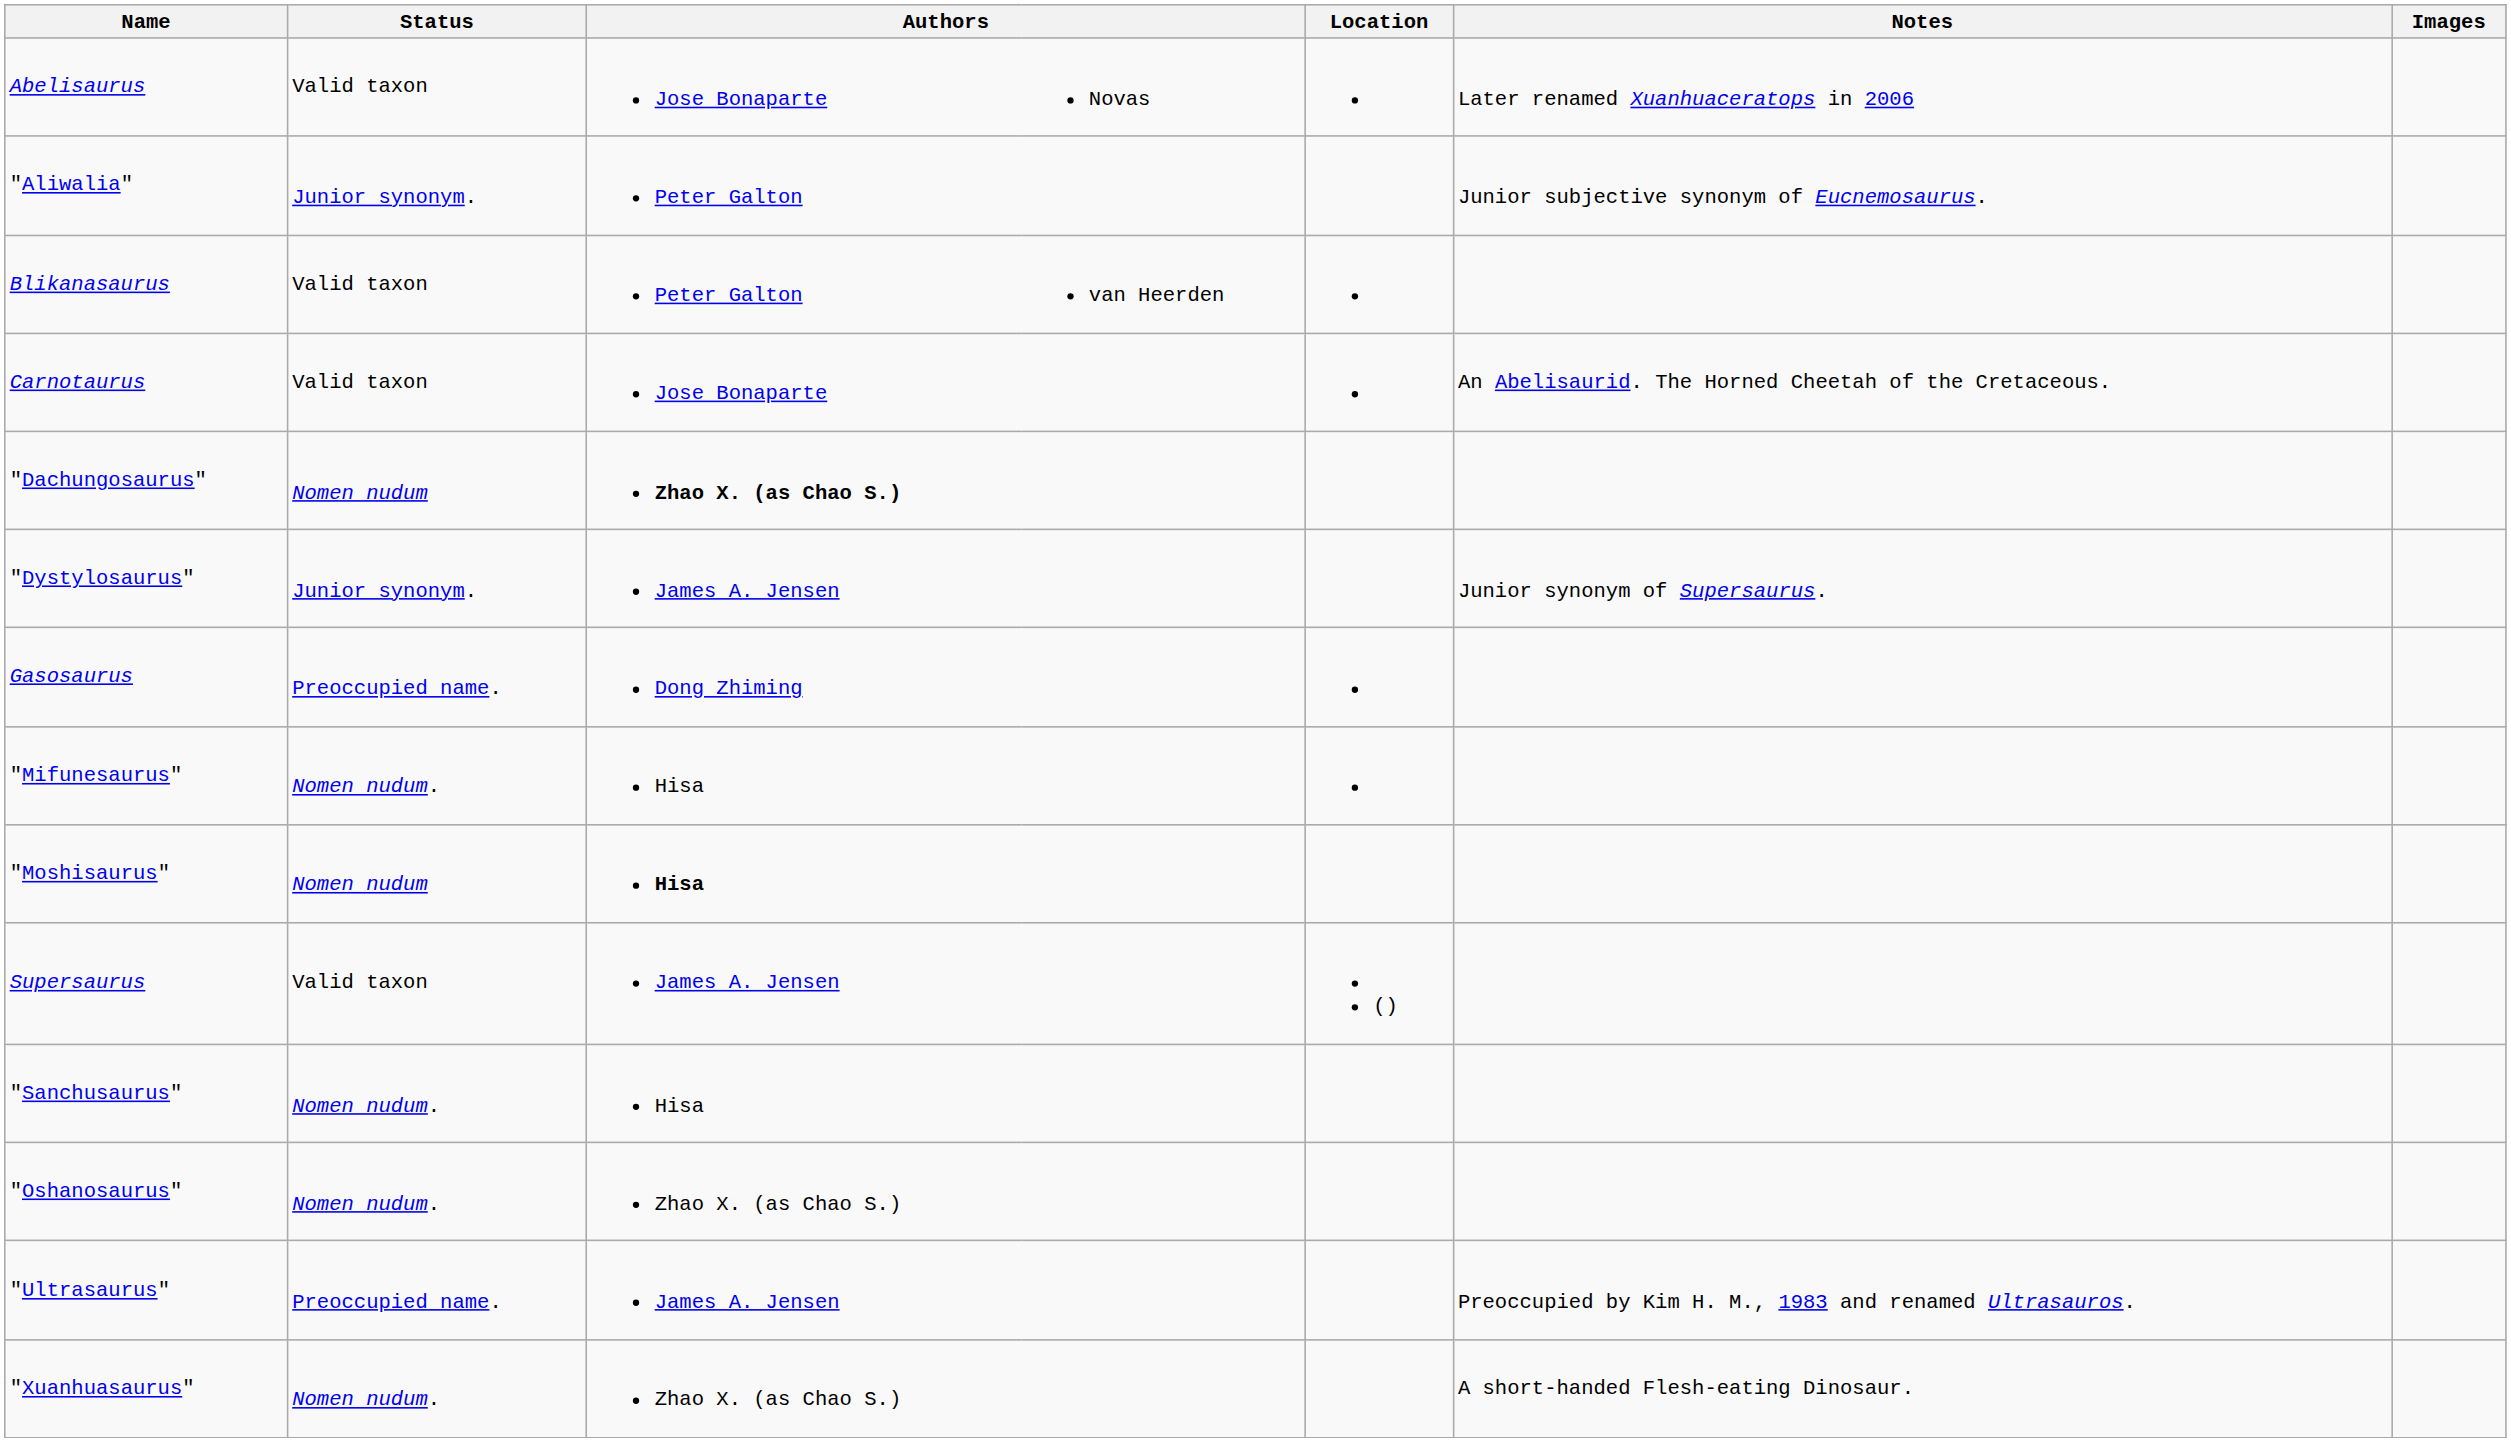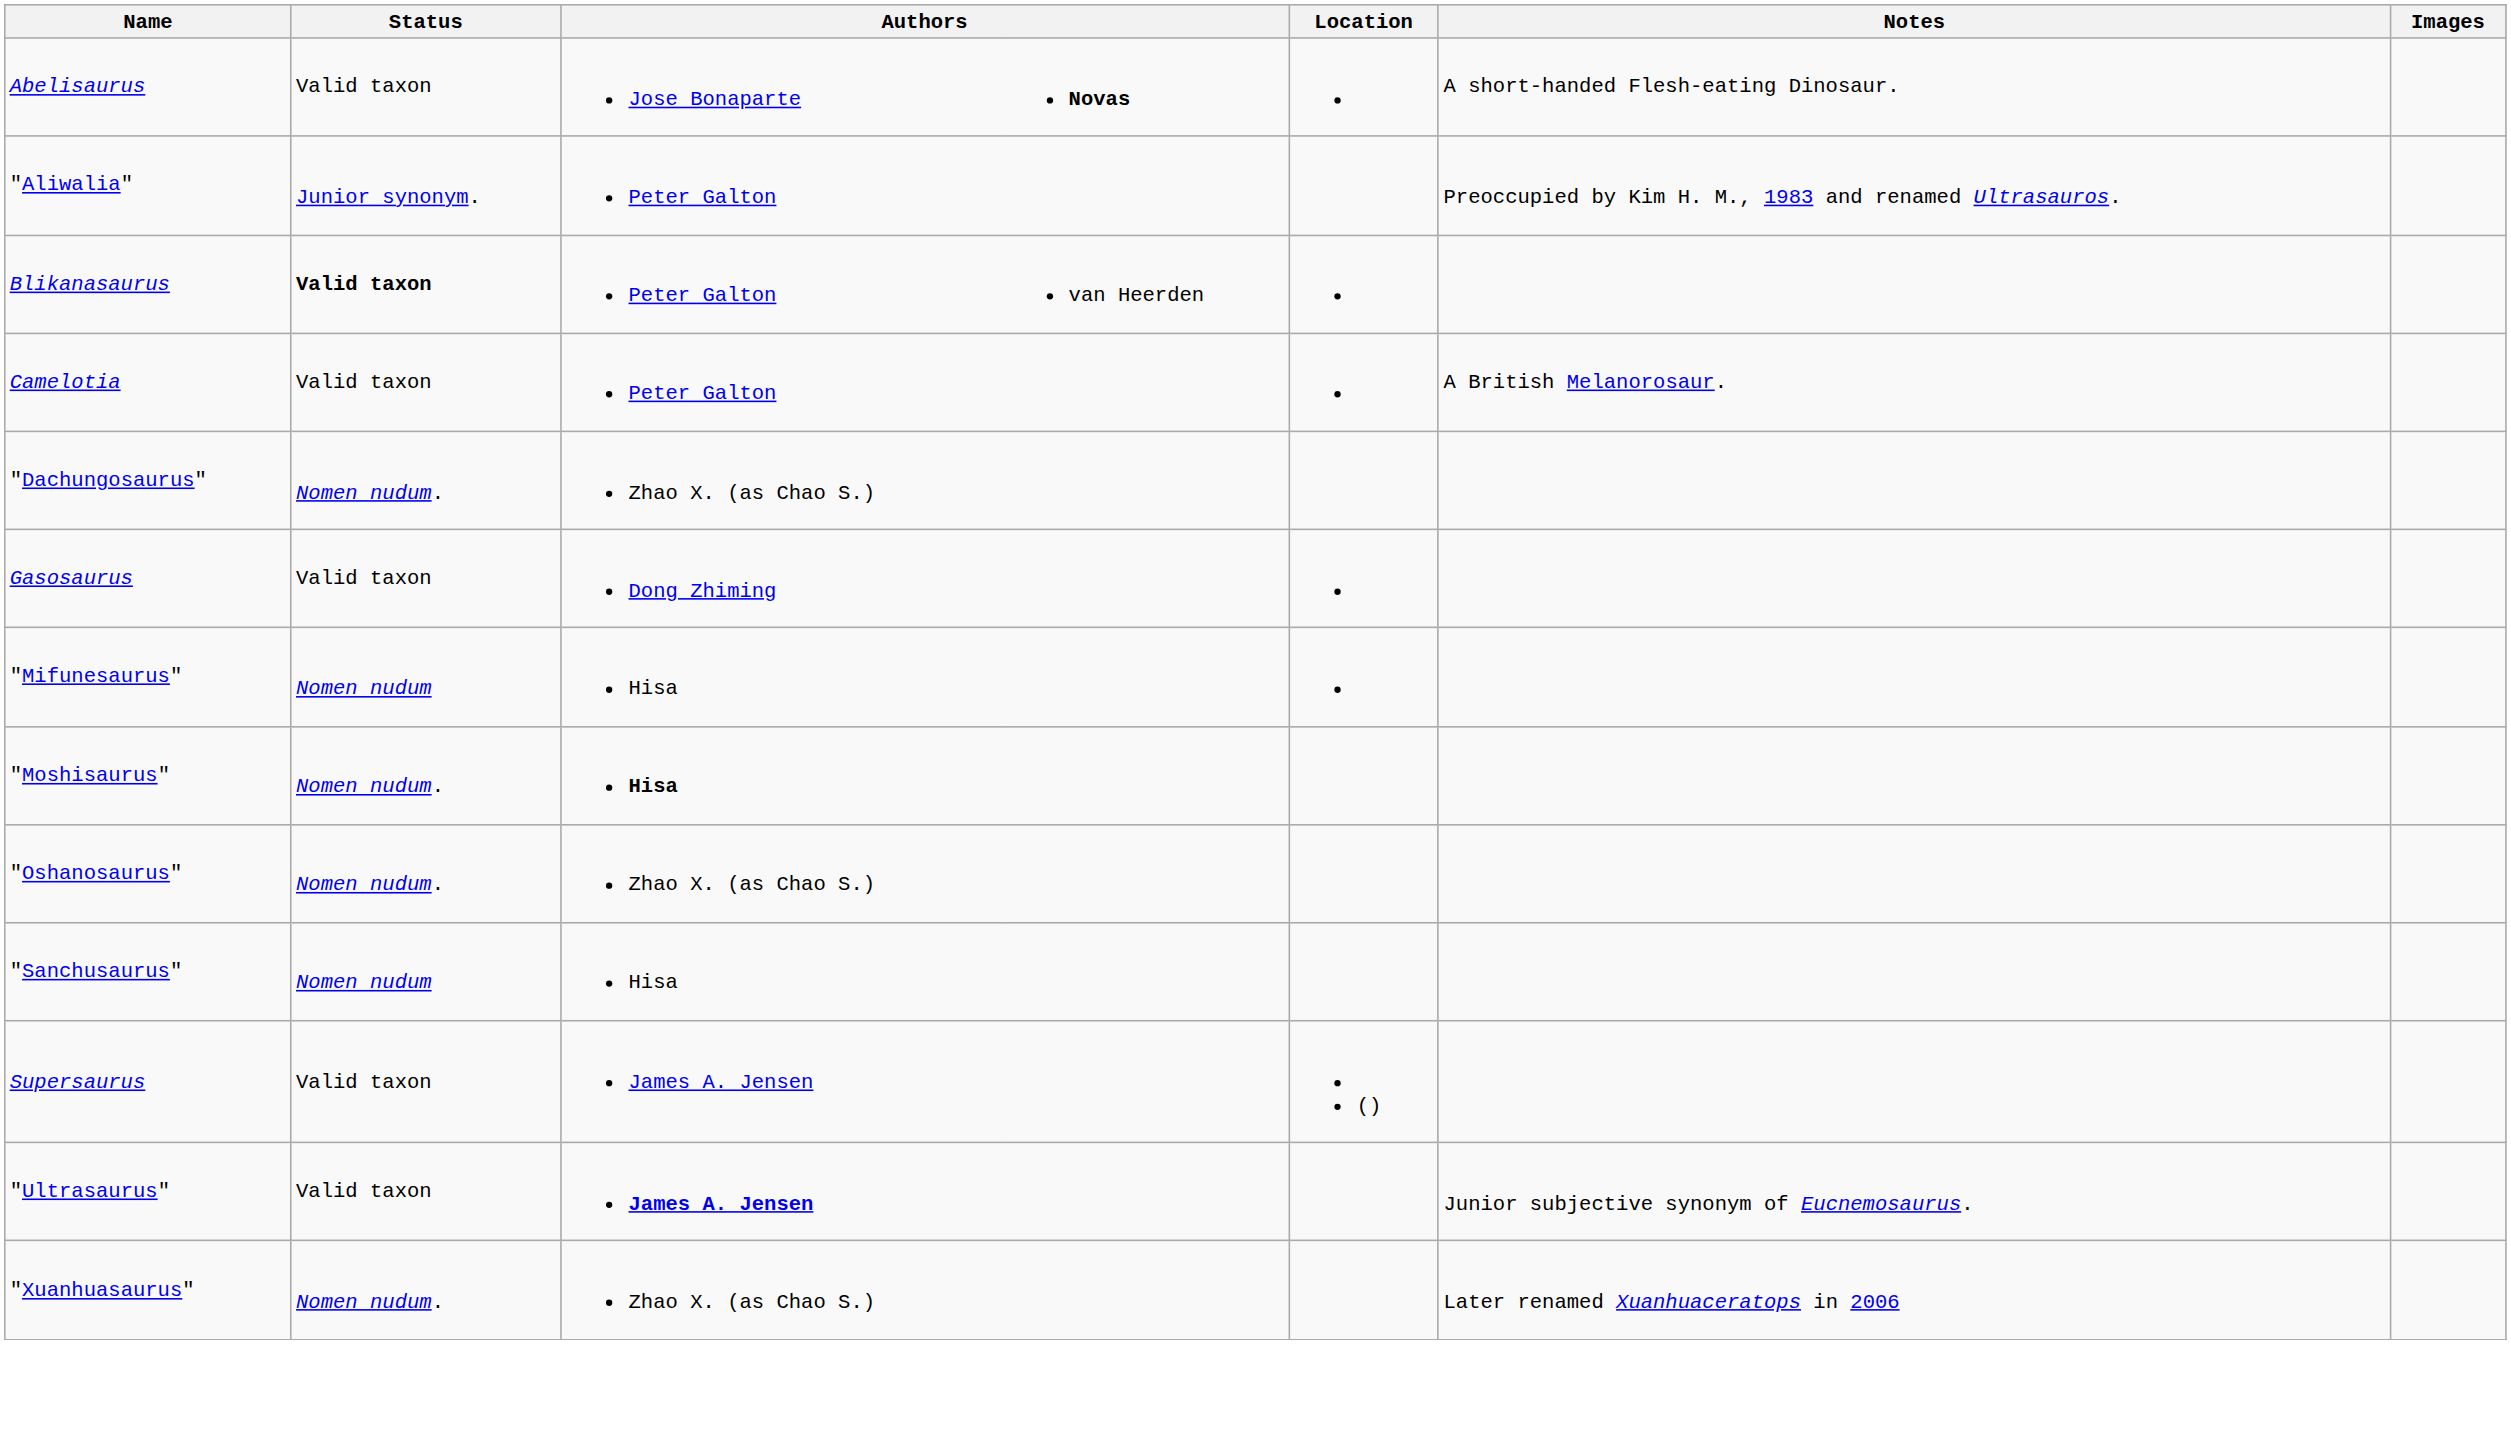(1163, 99) normal -> (1145, 99) bold
(1686, 99) Later renamed Xuanhuaceratops in 2006 -> (1672, 87) A short-handed Flesh-eating Dinosaur.
(1723, 198) Junior subjective synonym of Eucnemosaurus. -> (1783, 198) Preoccupied by Kim H. M., 1983 and renamed Ultrasauros.
(360, 284) normal -> (364, 284) bold
+ row: (65, 382)
- row: (77, 382)
(360, 492) Nomen nudum -> (370, 492) Nomen nudum.
(804, 492) bold -> (781, 492) normal
- row: (102, 579)
(397, 689) Preoccupied name. -> (364, 579) Valid taxon
(366, 787) Nomen nudum. -> (364, 689) Nomen nudum
(360, 885) Nomen nudum -> (370, 787) Nomen nudum.
rows swapped: (96, 1192) <-> (77, 984)
(366, 1106) Nomen nudum. -> (364, 984) Nomen nudum
(397, 1302) Preoccupied name. -> (364, 1192) Valid taxon
(804, 1302) normal -> (781, 1204) bold
(1797, 1302) Preoccupied by Kim H. M., 1983 and renamed Ultrasauros. -> (1709, 1204) Junior subjective synonym of Eucnemosaurus.
(1686, 1388) A short-handed Flesh-eating Dinosaur. -> (1672, 1302) Later renamed Xuanhuaceratops in 2006
